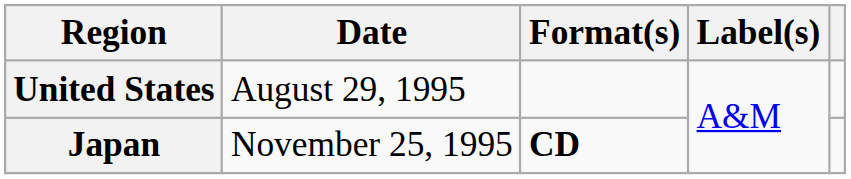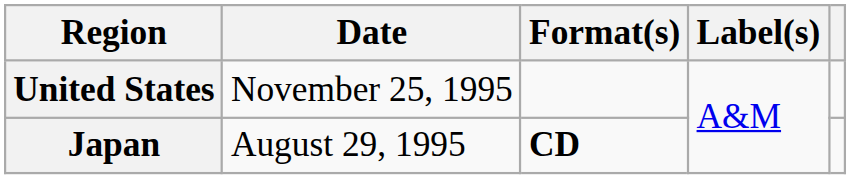(348, 88) August 29, 1995 -> (372, 88) November 25, 1995
(372, 144) November 25, 1995 -> (348, 144) August 29, 1995
